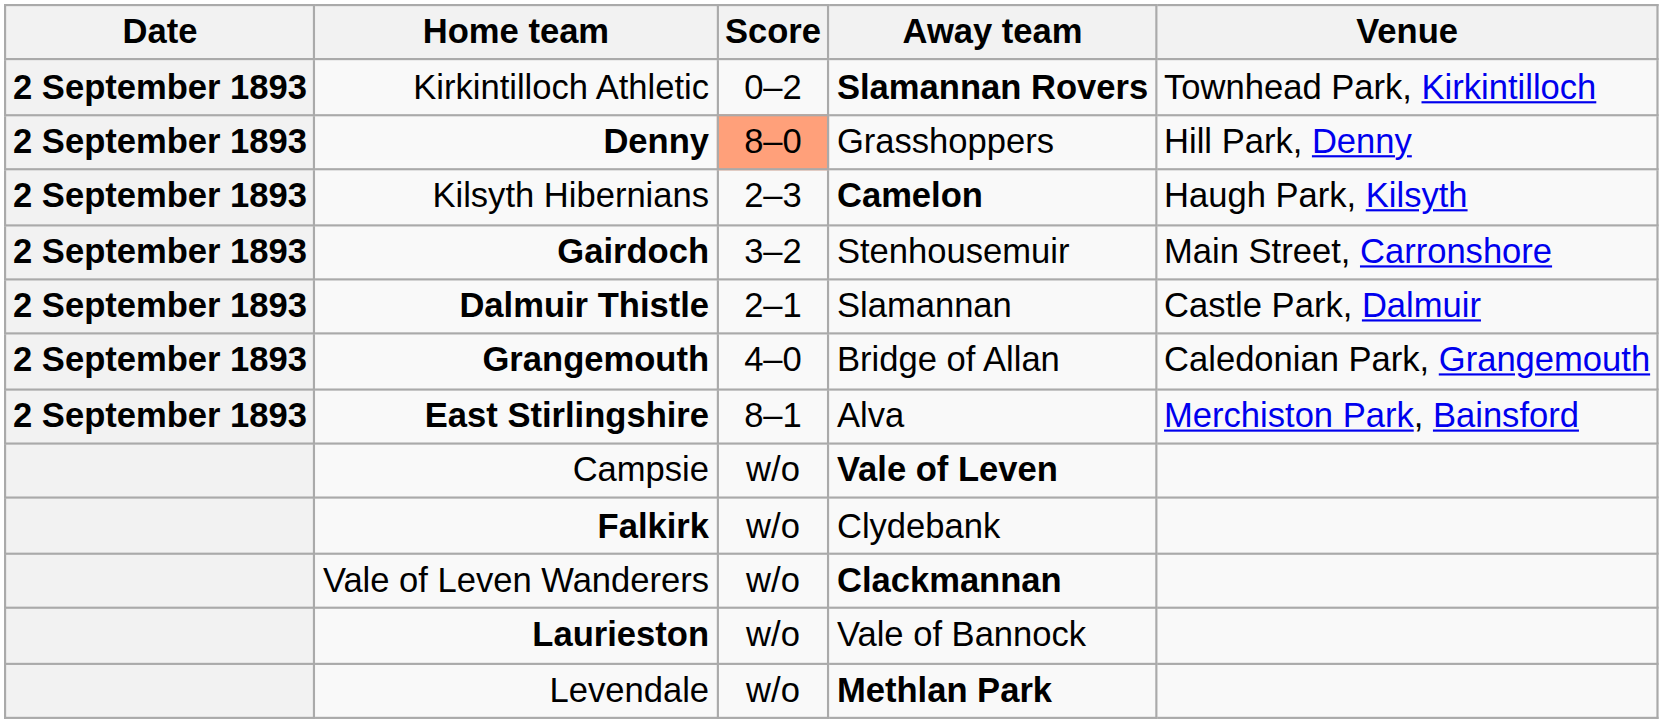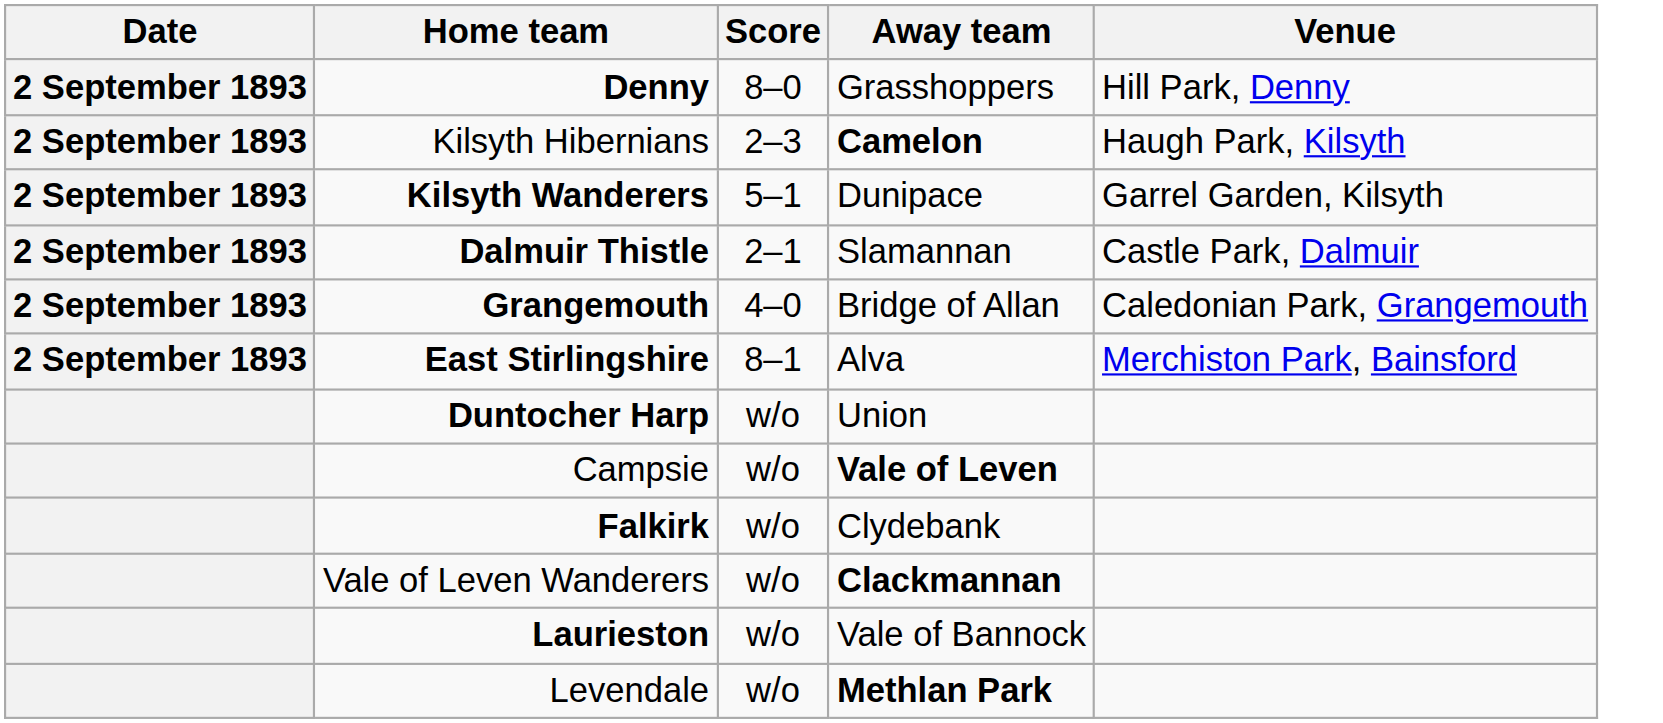- row: (561, 86)
(773, 141) lightsalmon background -> (773, 86) no background
+ row: (558, 196)
- row: (633, 251)
+ row: (578, 415)
